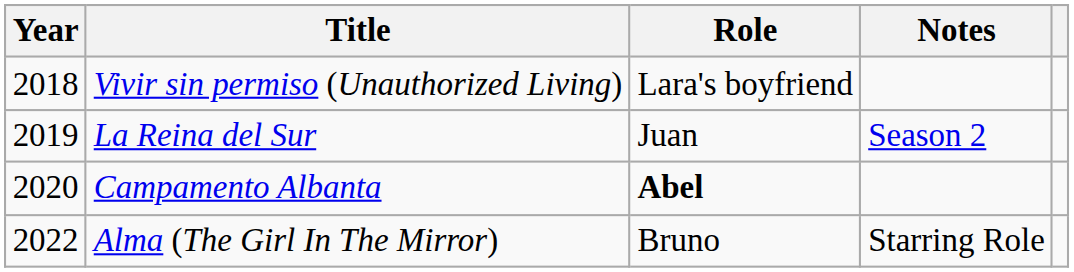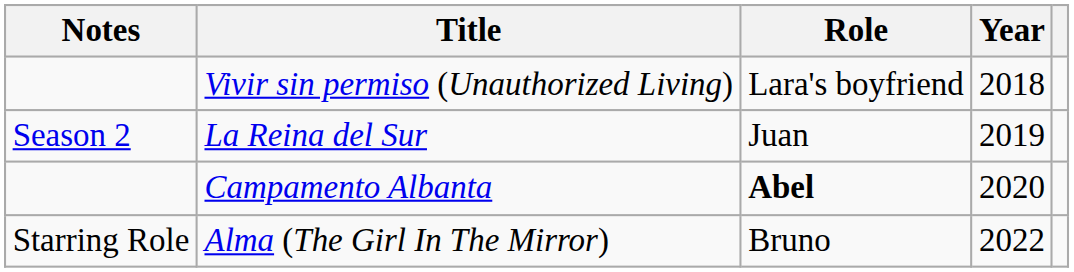columns swapped: (46, 30) <-> (957, 30)
